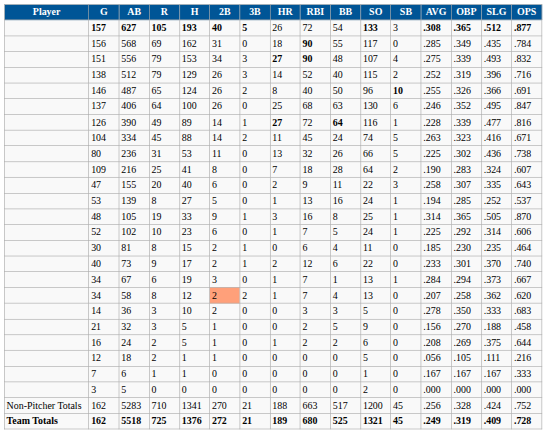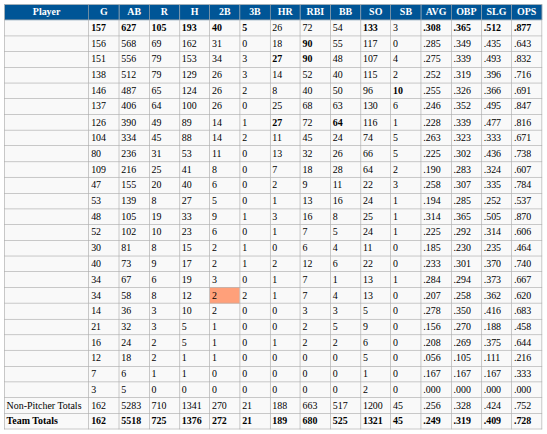(523, 43) .784 -> (523, 43) .643
(492, 138) .416 -> (492, 138) .333
(523, 185) .643 -> (523, 185) .784
(492, 311) .333 -> (492, 311) .416
